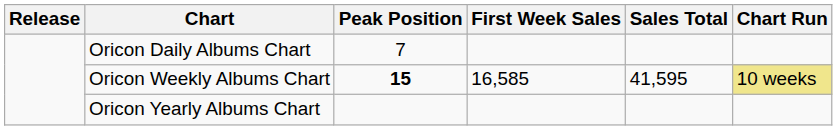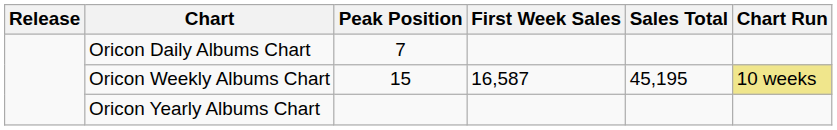(401, 79) bold -> (401, 79) normal
(500, 79) 16,585 -> (500, 79) 16,587
(659, 79) 41,595 -> (659, 79) 45,195
